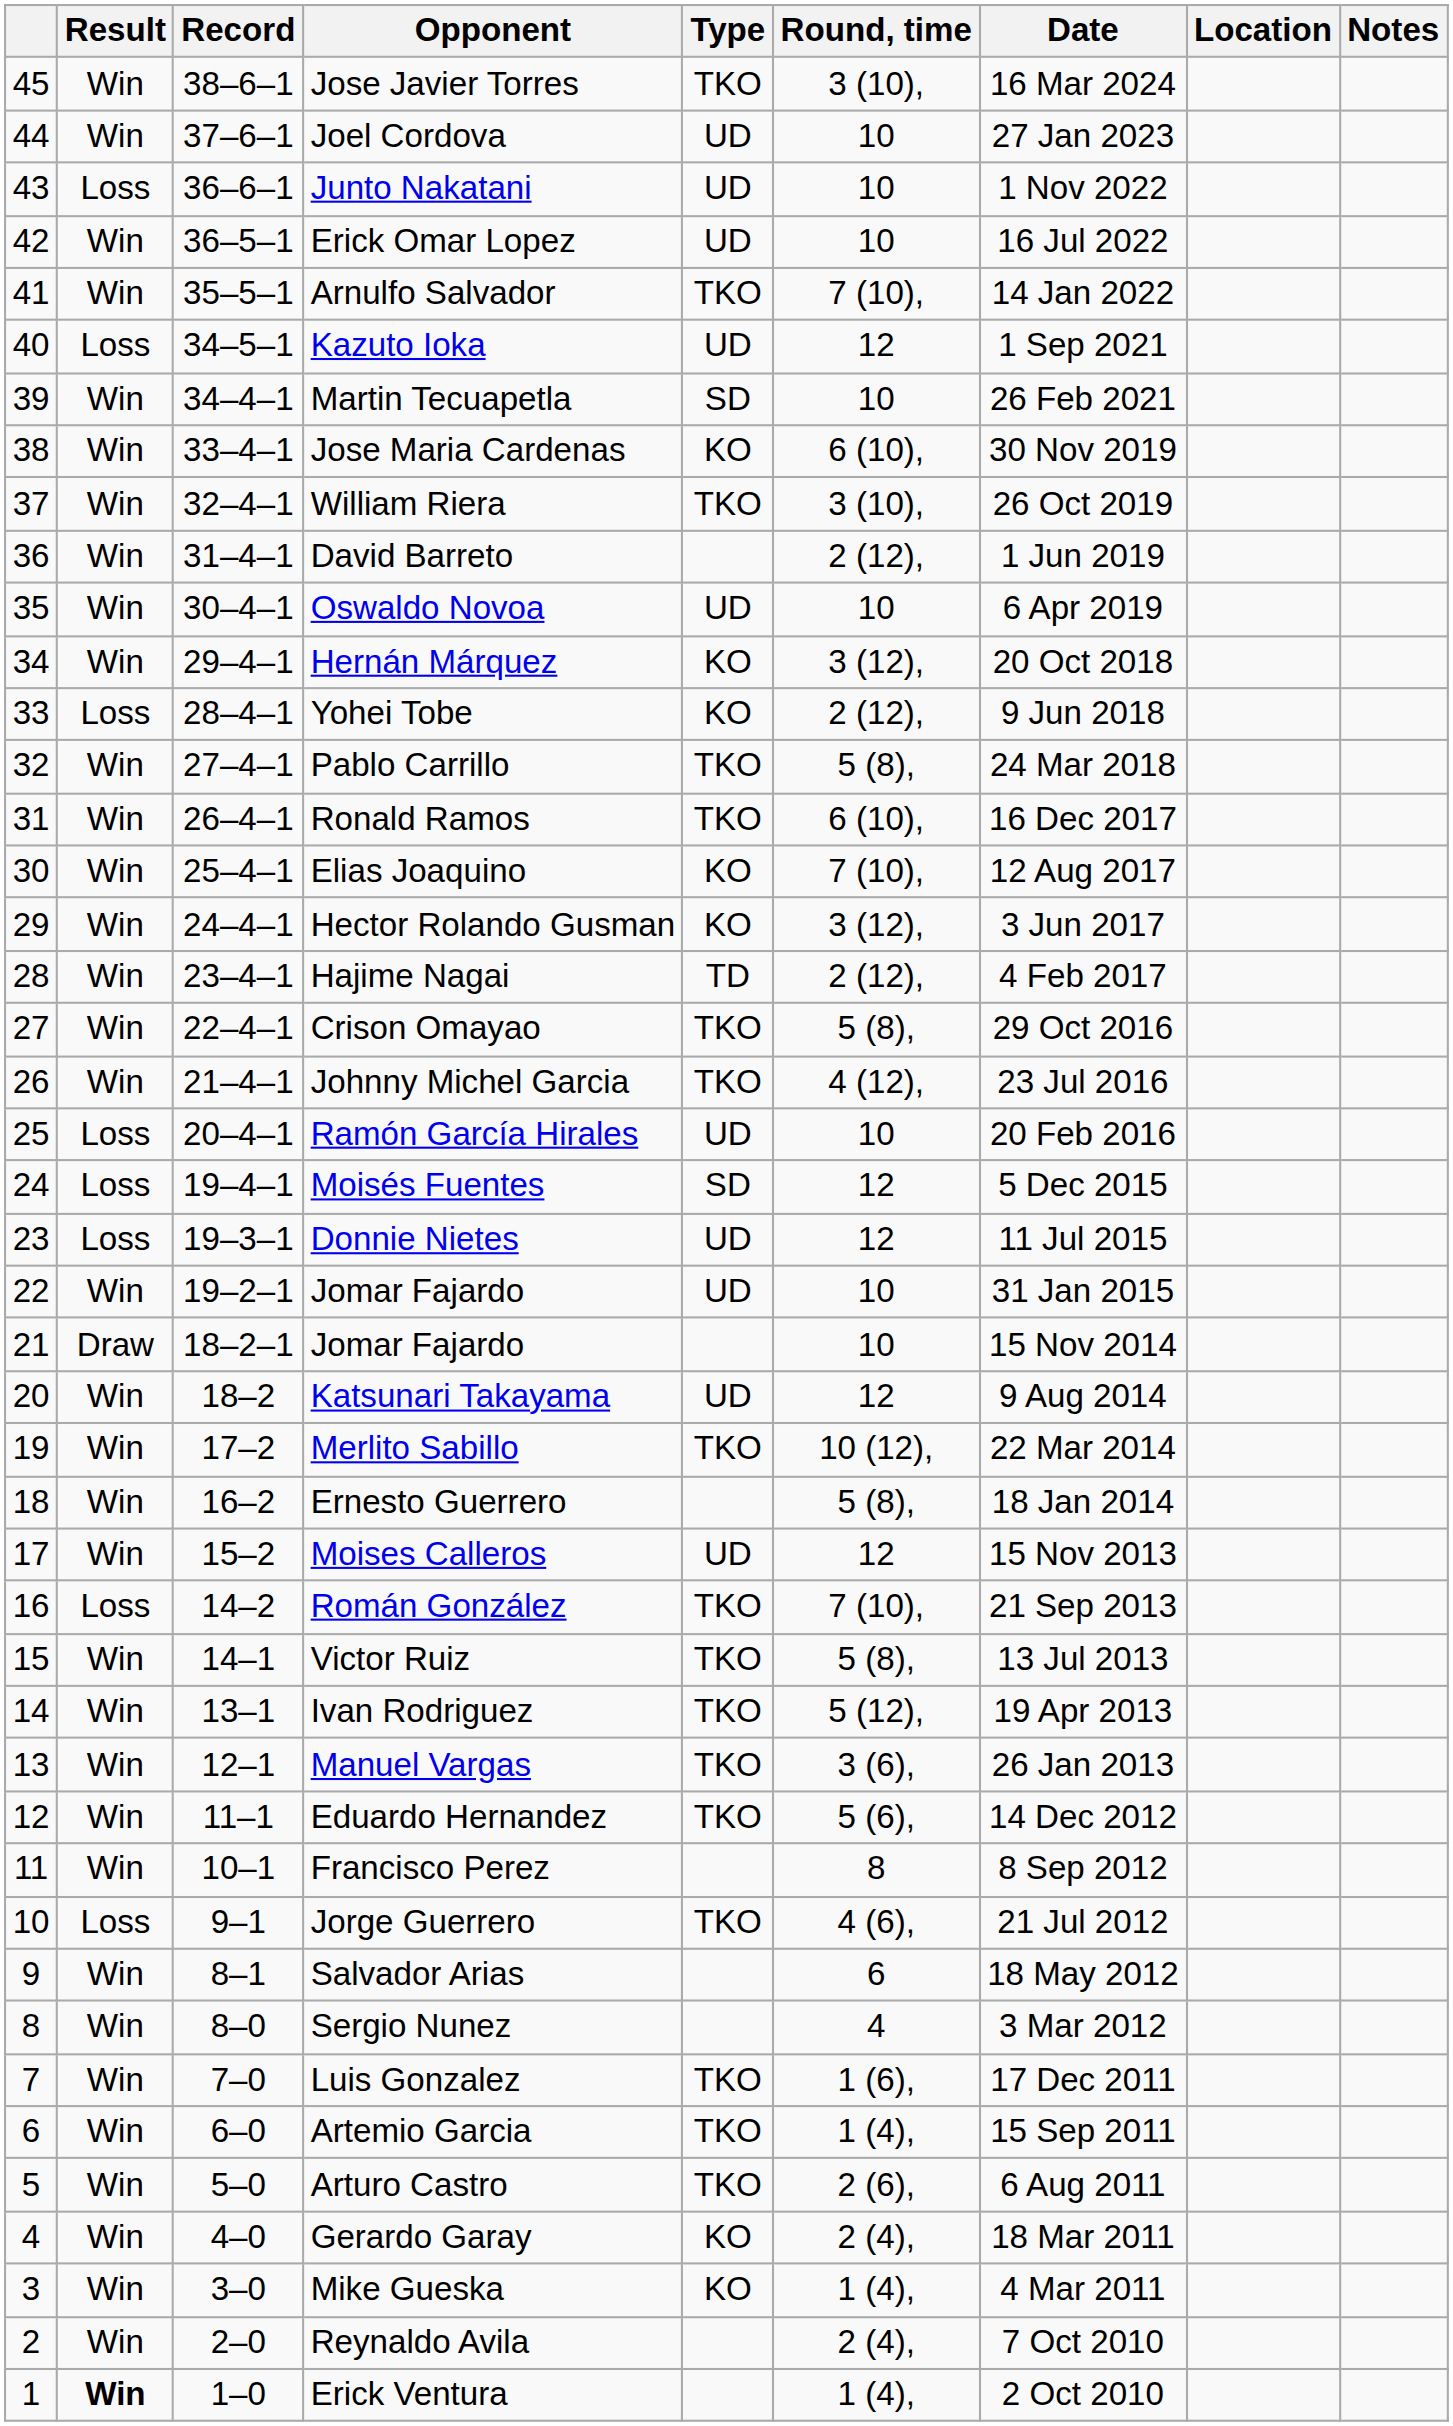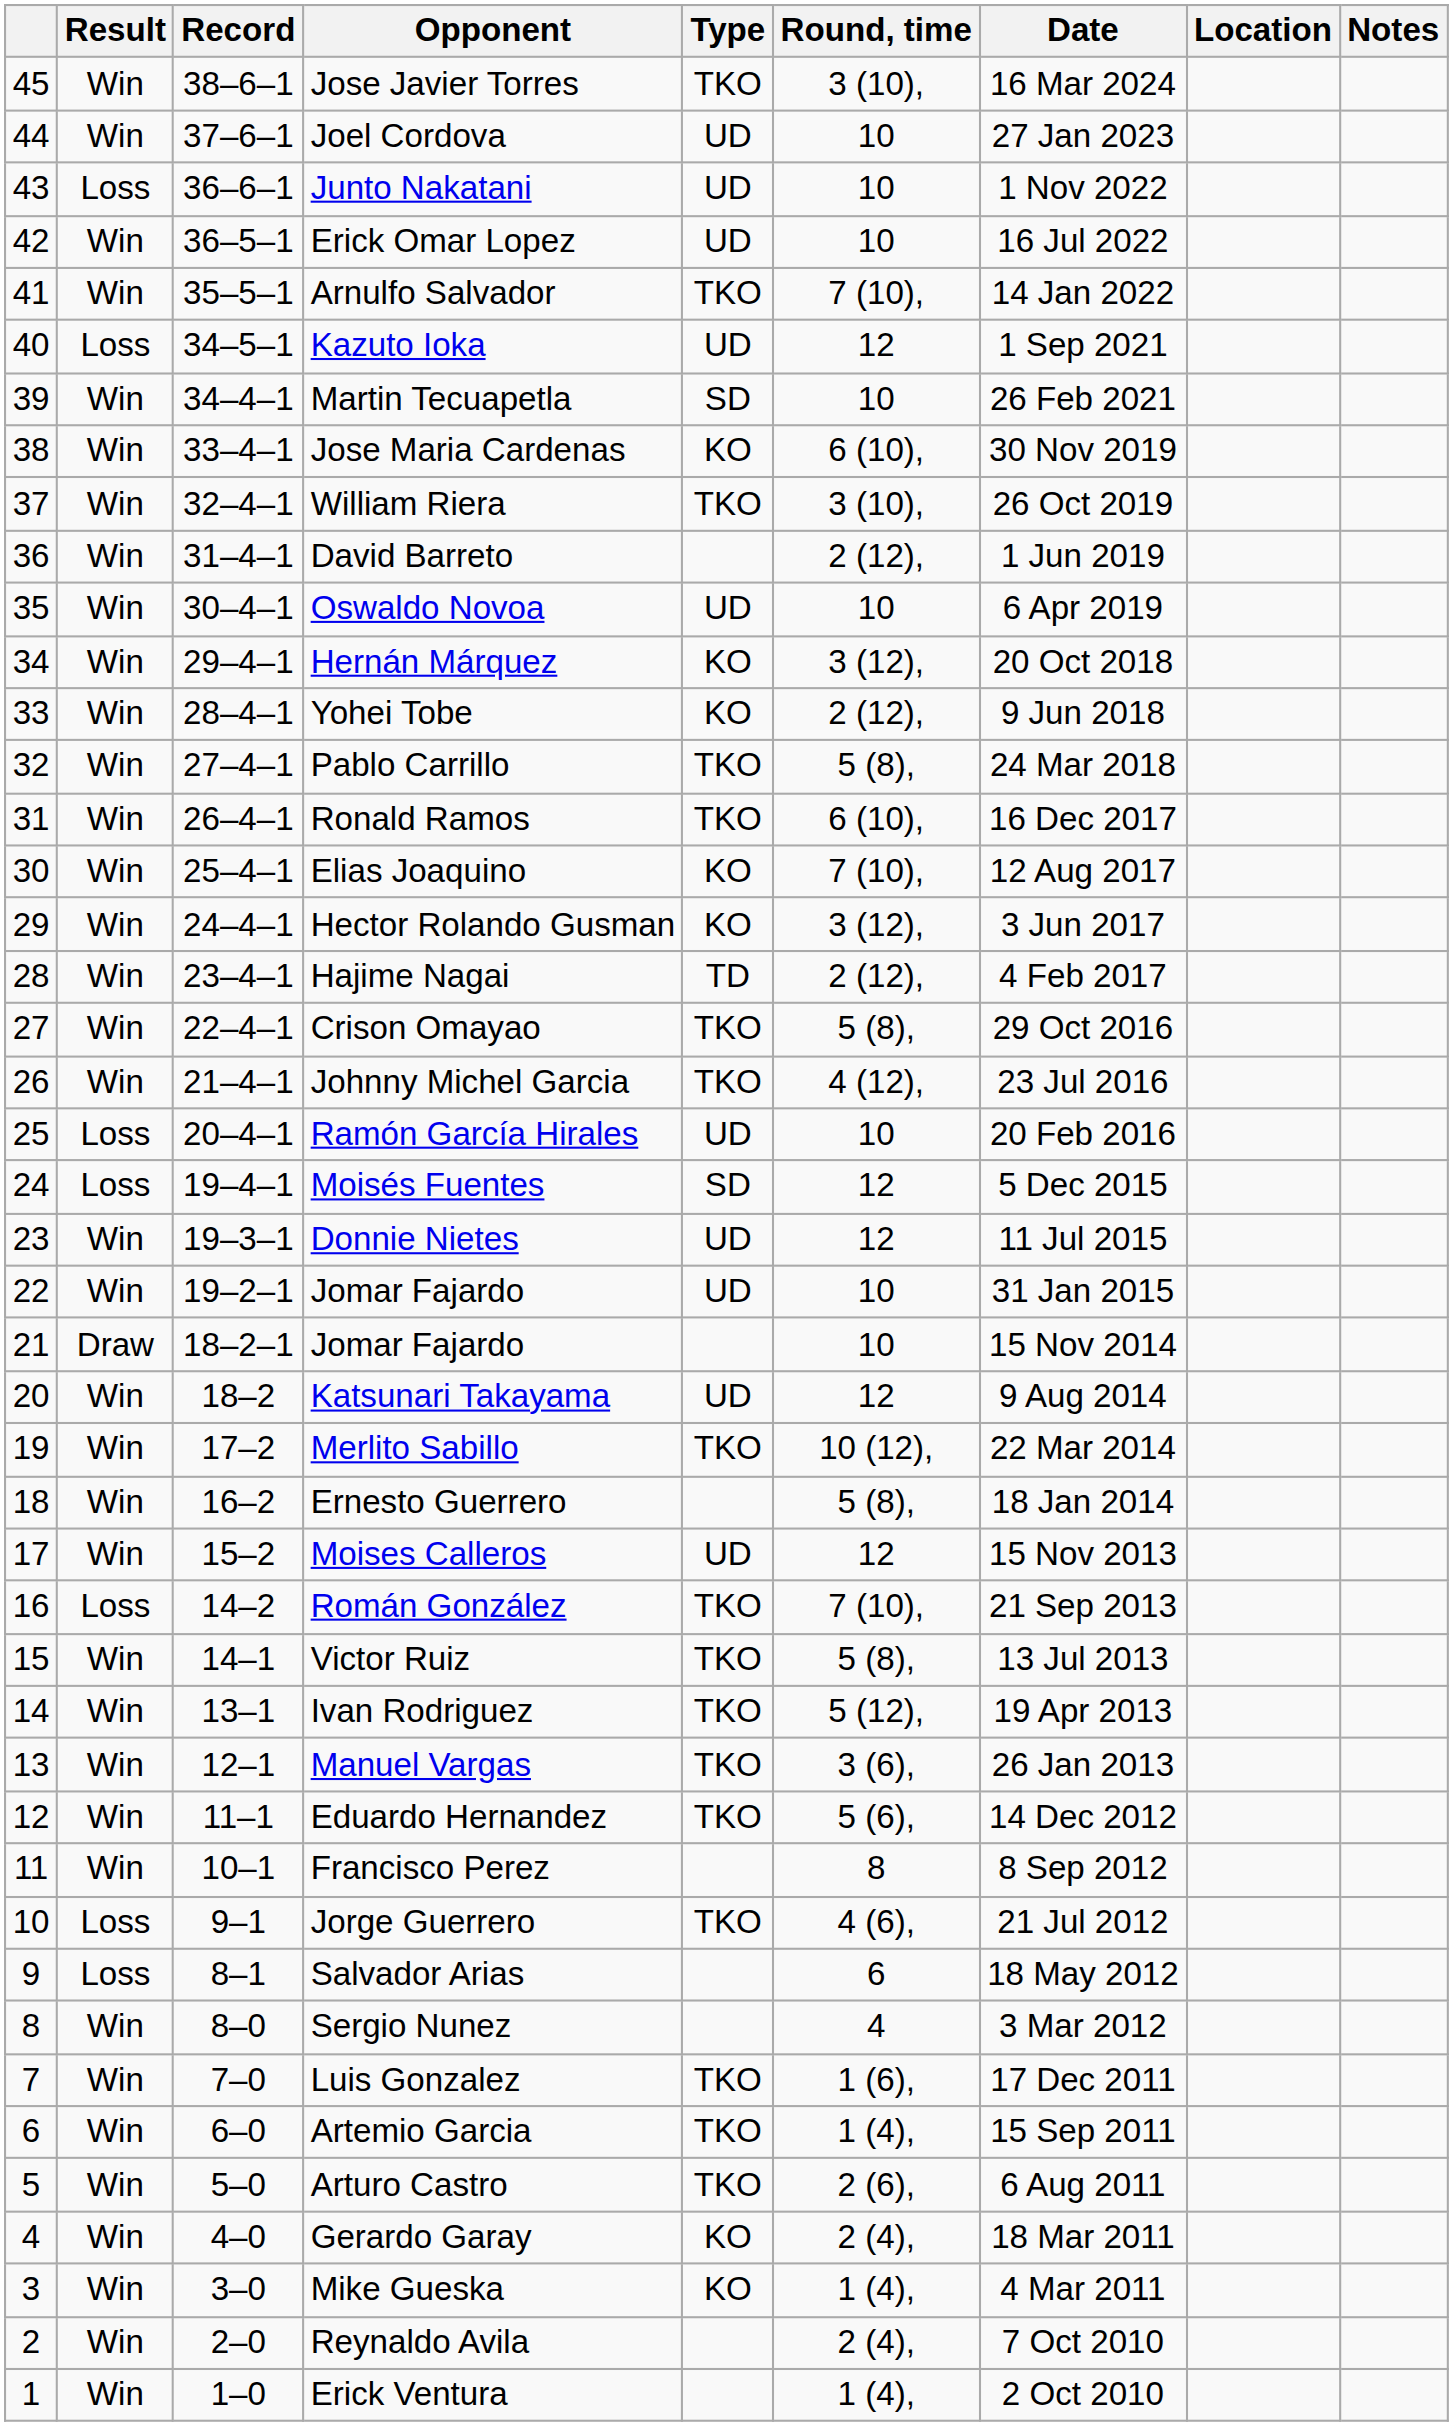(115, 713) Loss -> (115, 713) Win
(115, 1238) Loss -> (115, 1238) Win
(115, 1974) Win -> (115, 1974) Loss
(115, 2394) bold -> (115, 2394) normal
